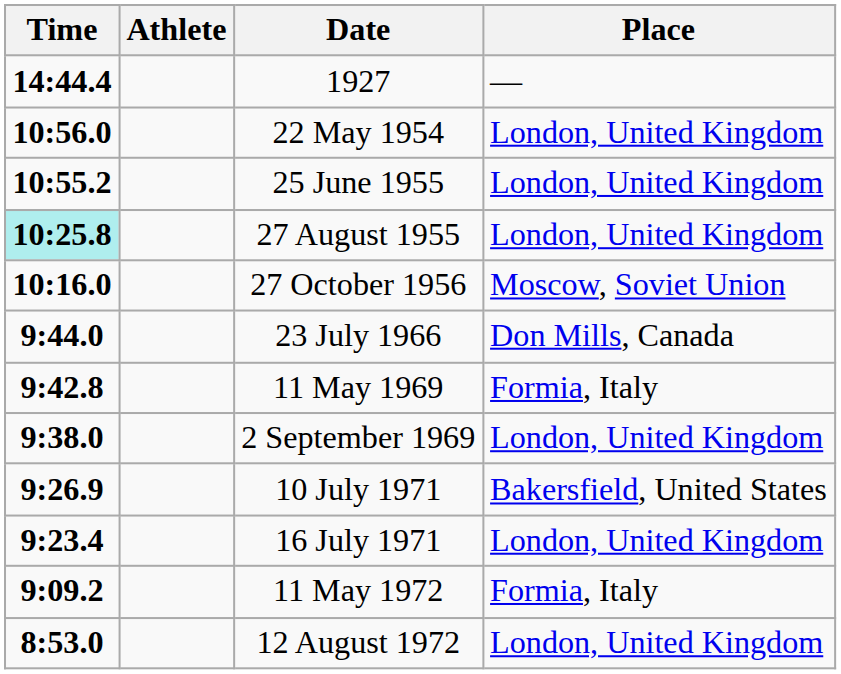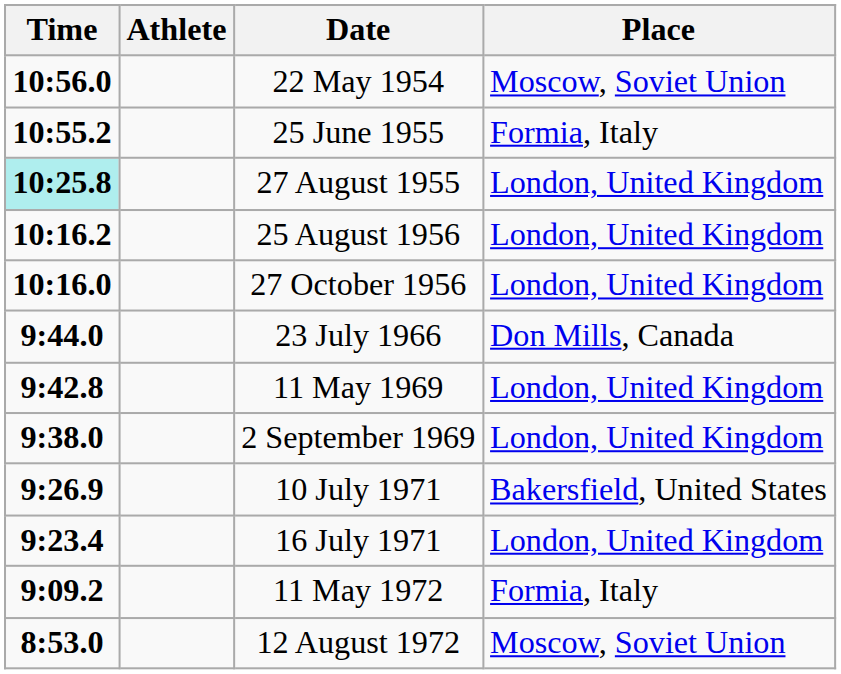- row: (358, 81)
(657, 132) London, United Kingdom -> (638, 81) Moscow, Soviet Union
(657, 183) London, United Kingdom -> (574, 132) Formia, Italy
+ row: (358, 234)
(638, 285) Moscow, Soviet Union -> (657, 285) London, United Kingdom
(574, 387) Formia, Italy -> (657, 387) London, United Kingdom
(657, 642) London, United Kingdom -> (638, 642) Moscow, Soviet Union
